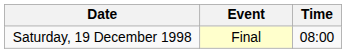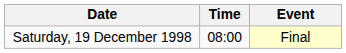columns swapped: (317, 15) <-> (246, 15)
